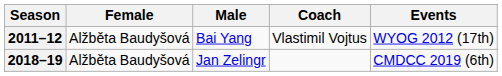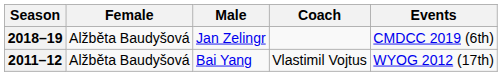rows swapped: (35, 37) <-> (35, 60)
